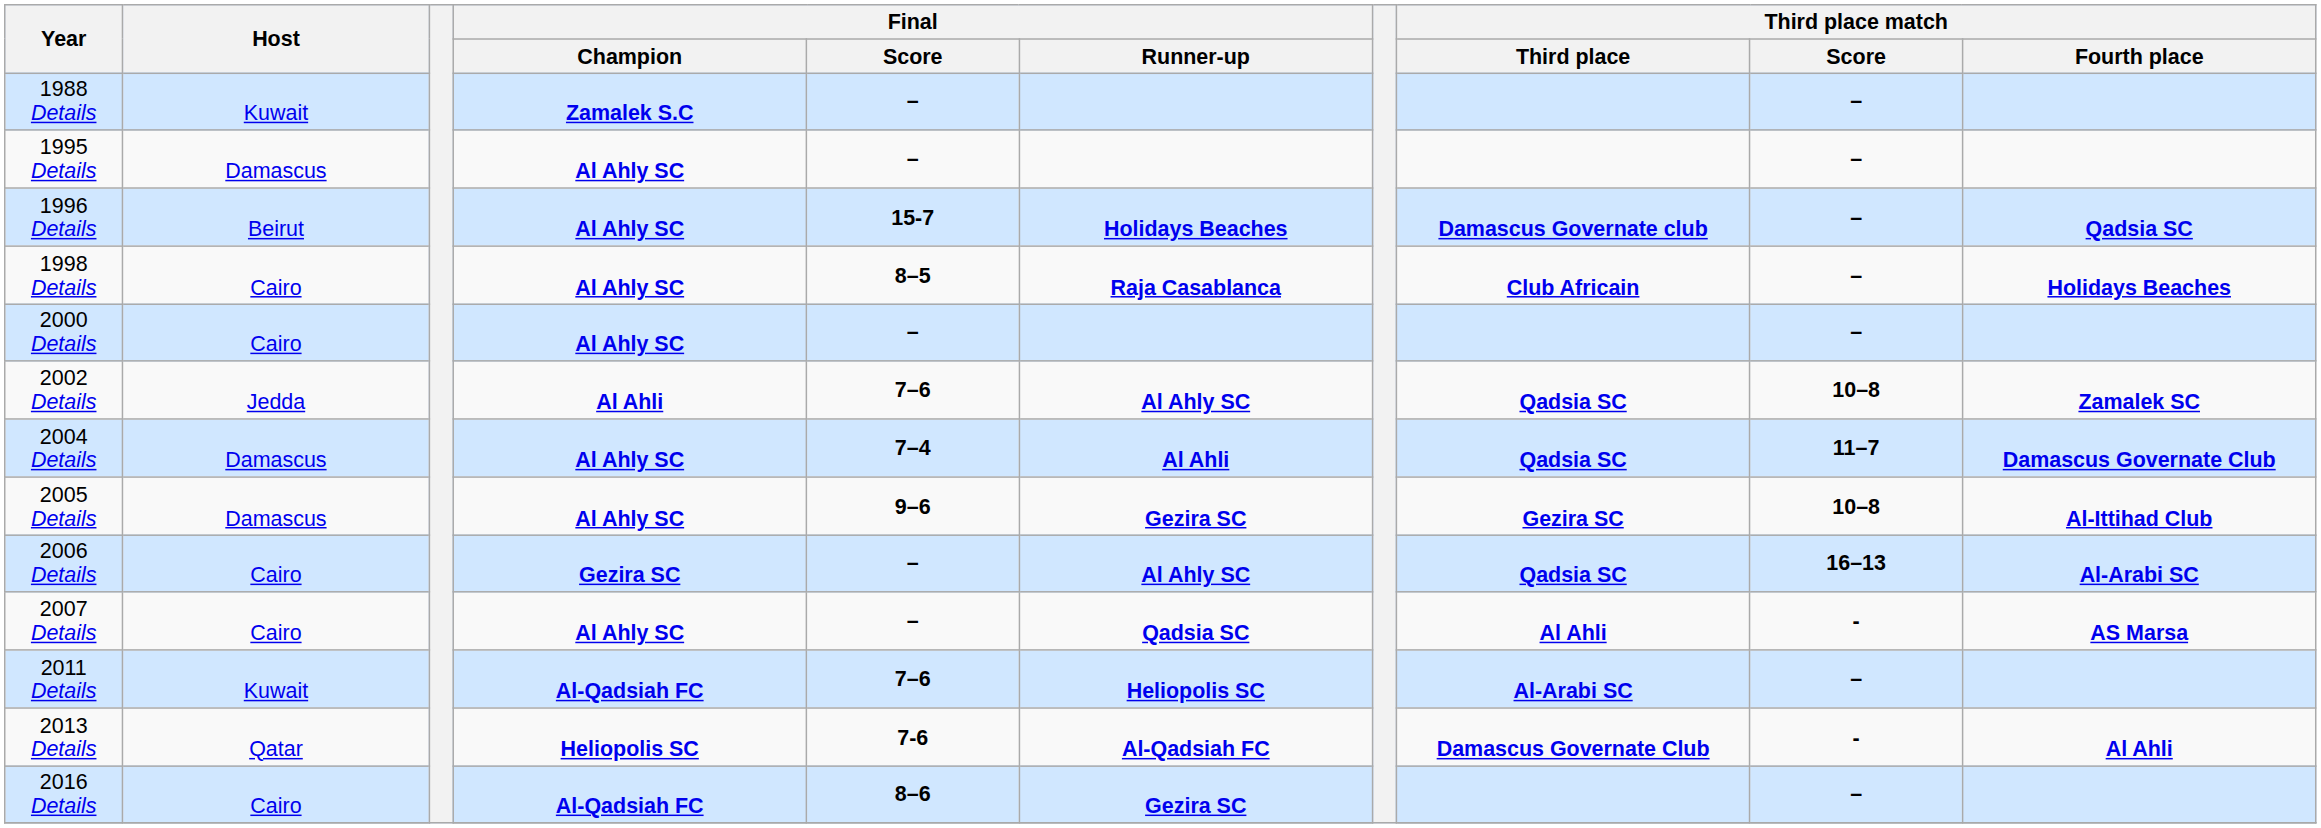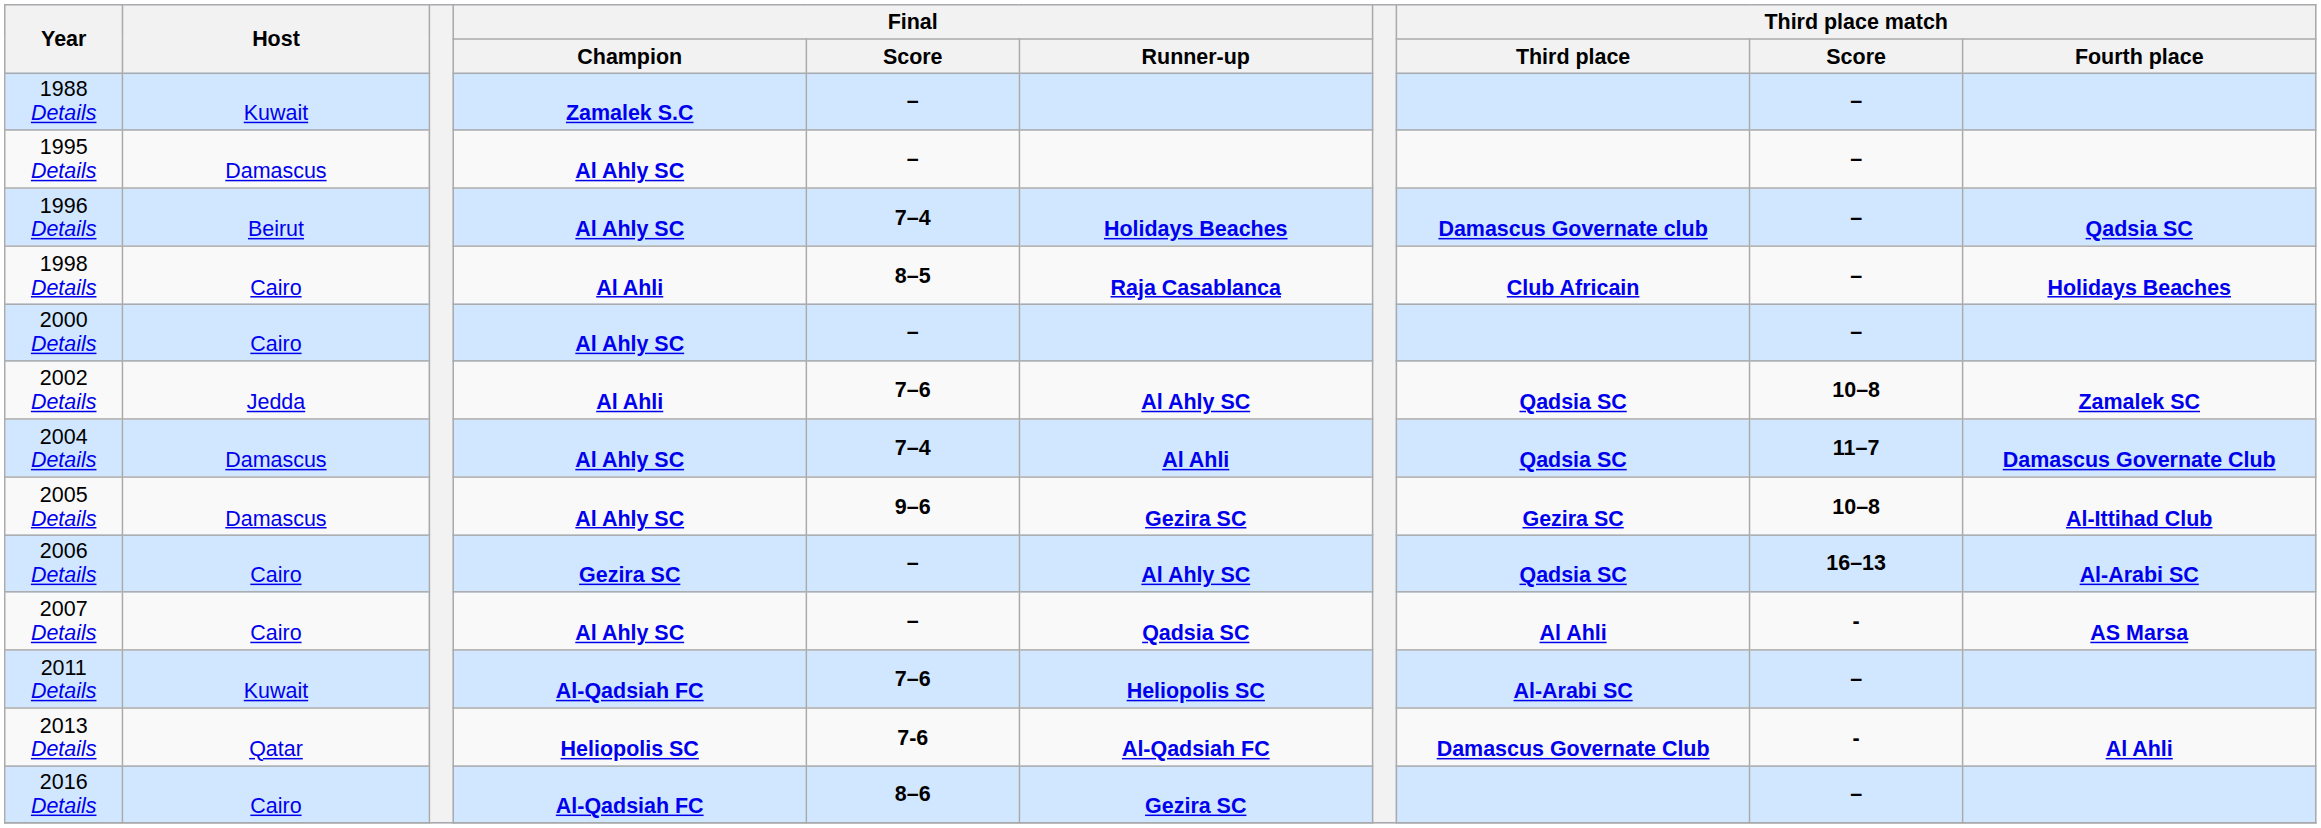(913, 217) 15-7 -> (913, 217) 7–4
(630, 287) Al Ahly SC -> (630, 287) Al Ahli
